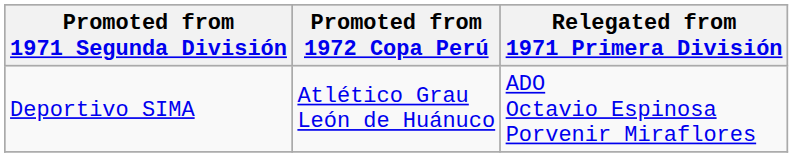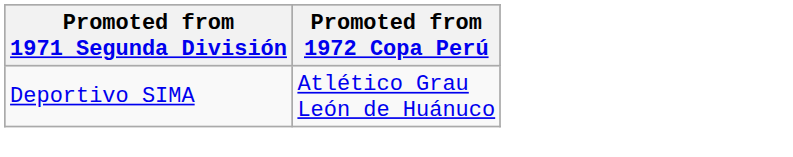- column: (644, 35)
